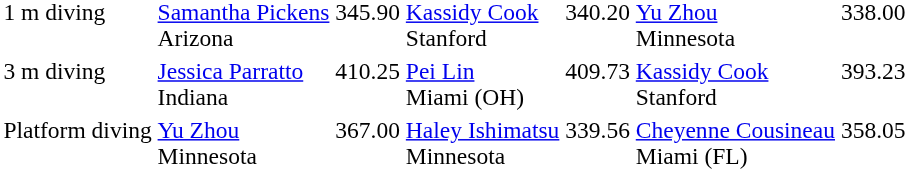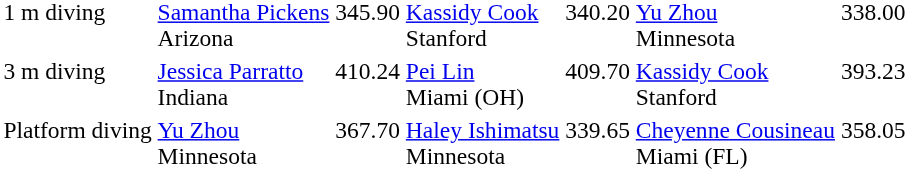(368, 71) 410.25 -> (368, 71) 410.24
(598, 71) 409.73 -> (598, 71) 409.70
(368, 130) 367.00 -> (368, 130) 367.70
(598, 130) 339.56 -> (598, 130) 339.65
